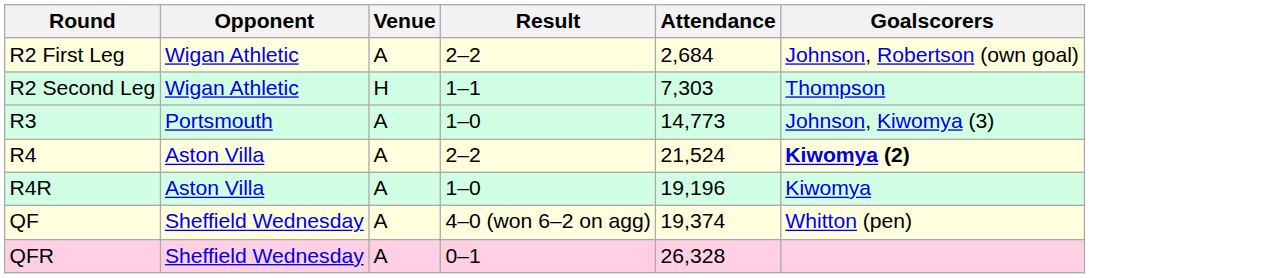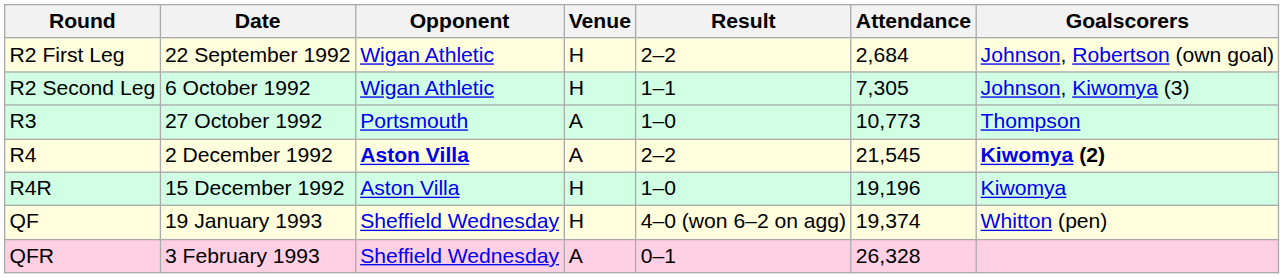+ column: (258, 21)
(380, 54) A -> (576, 54) H
(687, 88) 7,303 -> (882, 88) 7,305
(835, 88) Thompson -> (1085, 88) Johnson, Kiwomya (3)
(693, 121) 14,773 -> (888, 121) 10,773
(890, 121) Johnson, Kiwomya (3) -> (1031, 121) Thompson
(215, 155) normal -> (415, 155) bold
(693, 155) 21,524 -> (888, 155) 21,545
(380, 188) A -> (576, 188) H
(380, 222) A -> (576, 222) H
